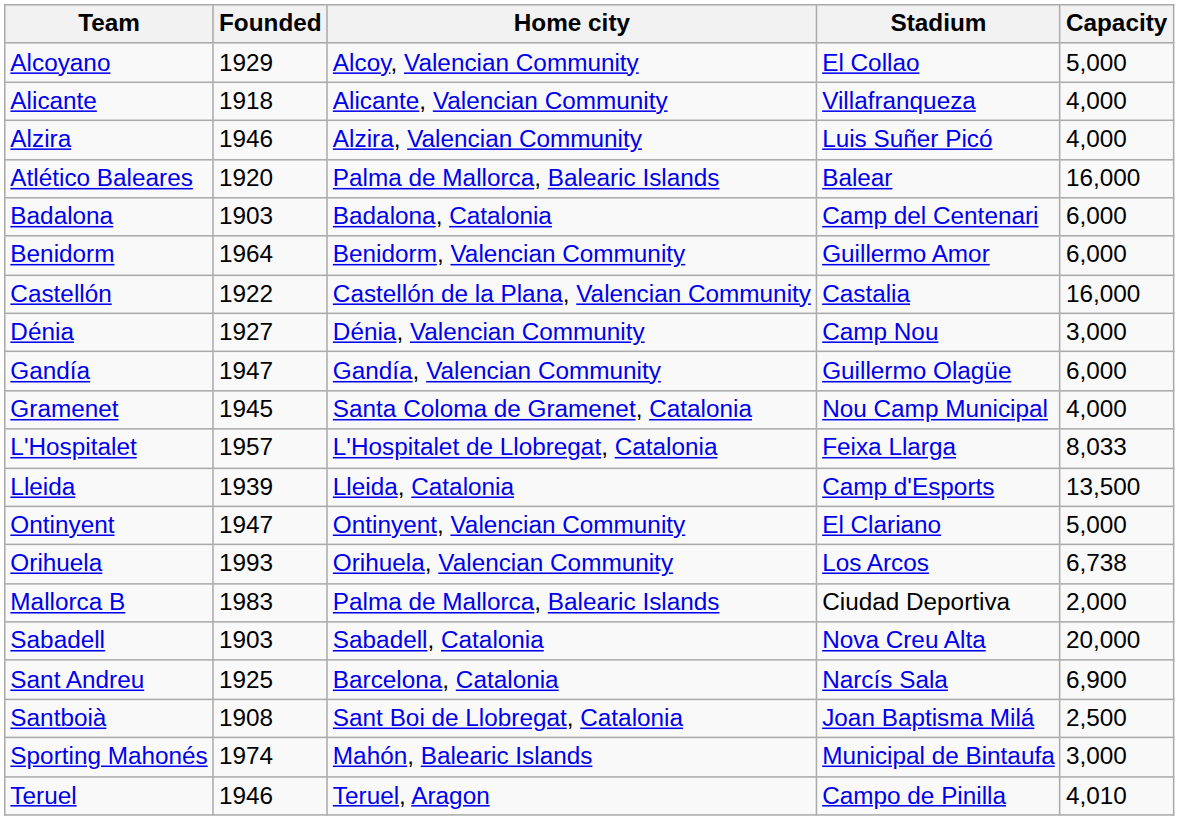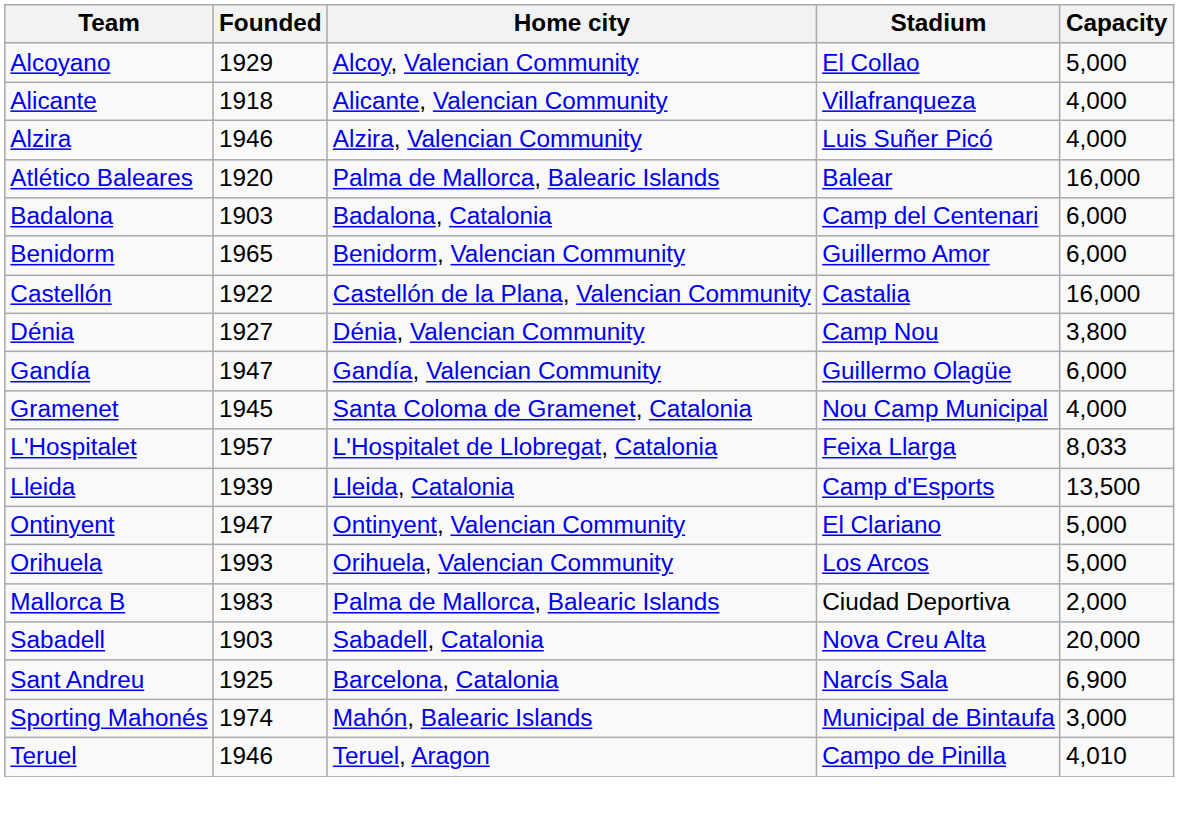(246, 255) 1964 -> (246, 255) 1965
(1096, 332) 3,000 -> (1096, 332) 3,800
(1096, 563) 6,738 -> (1096, 563) 5,000
- row: (58, 718)
